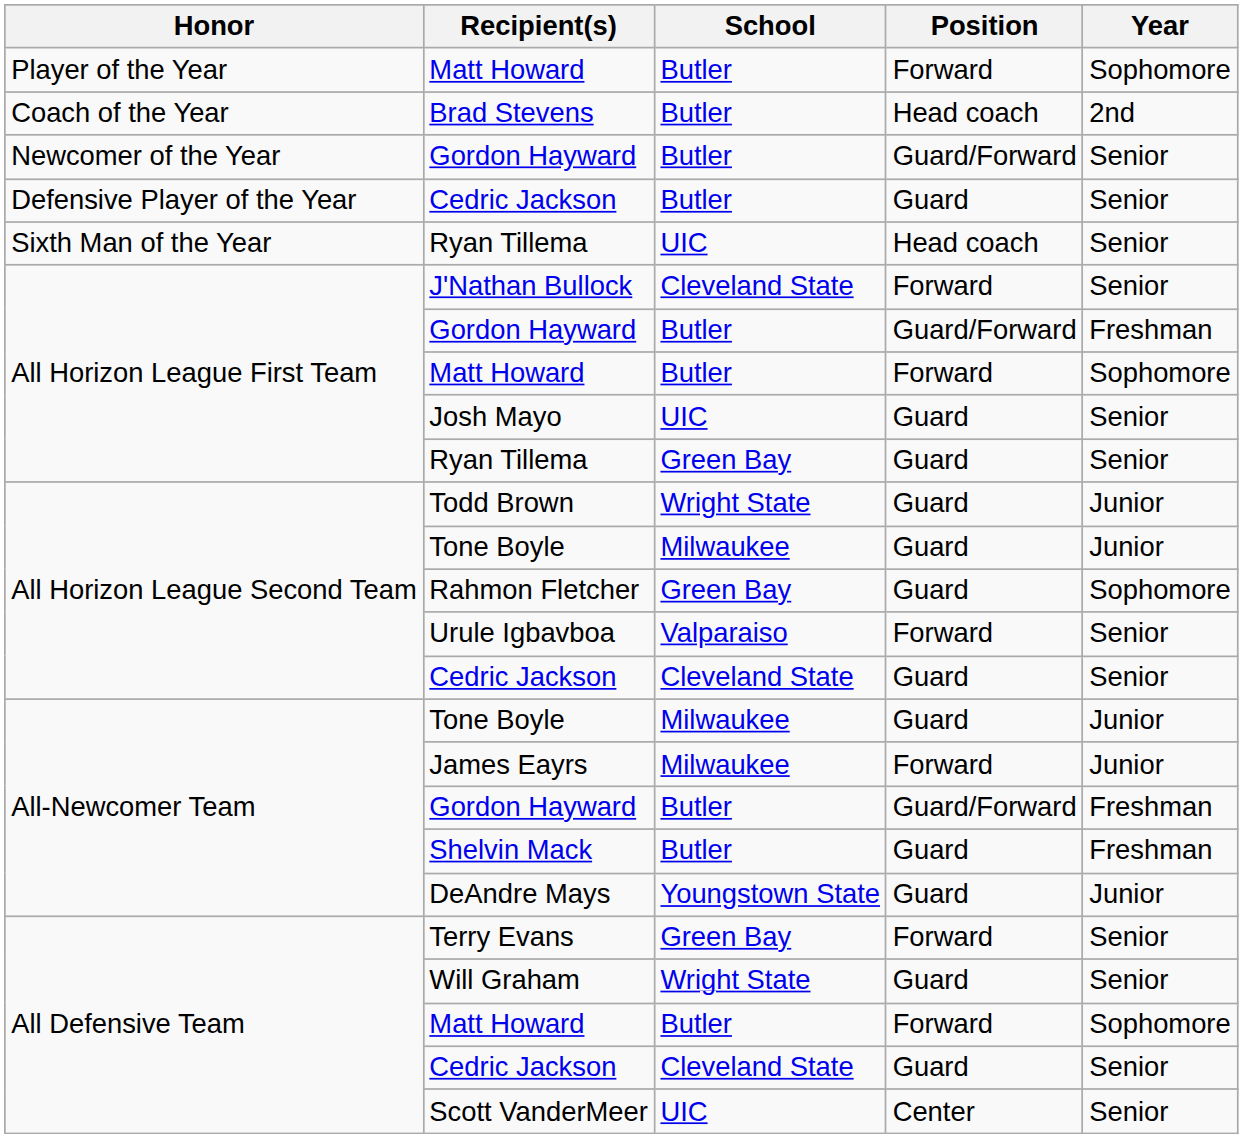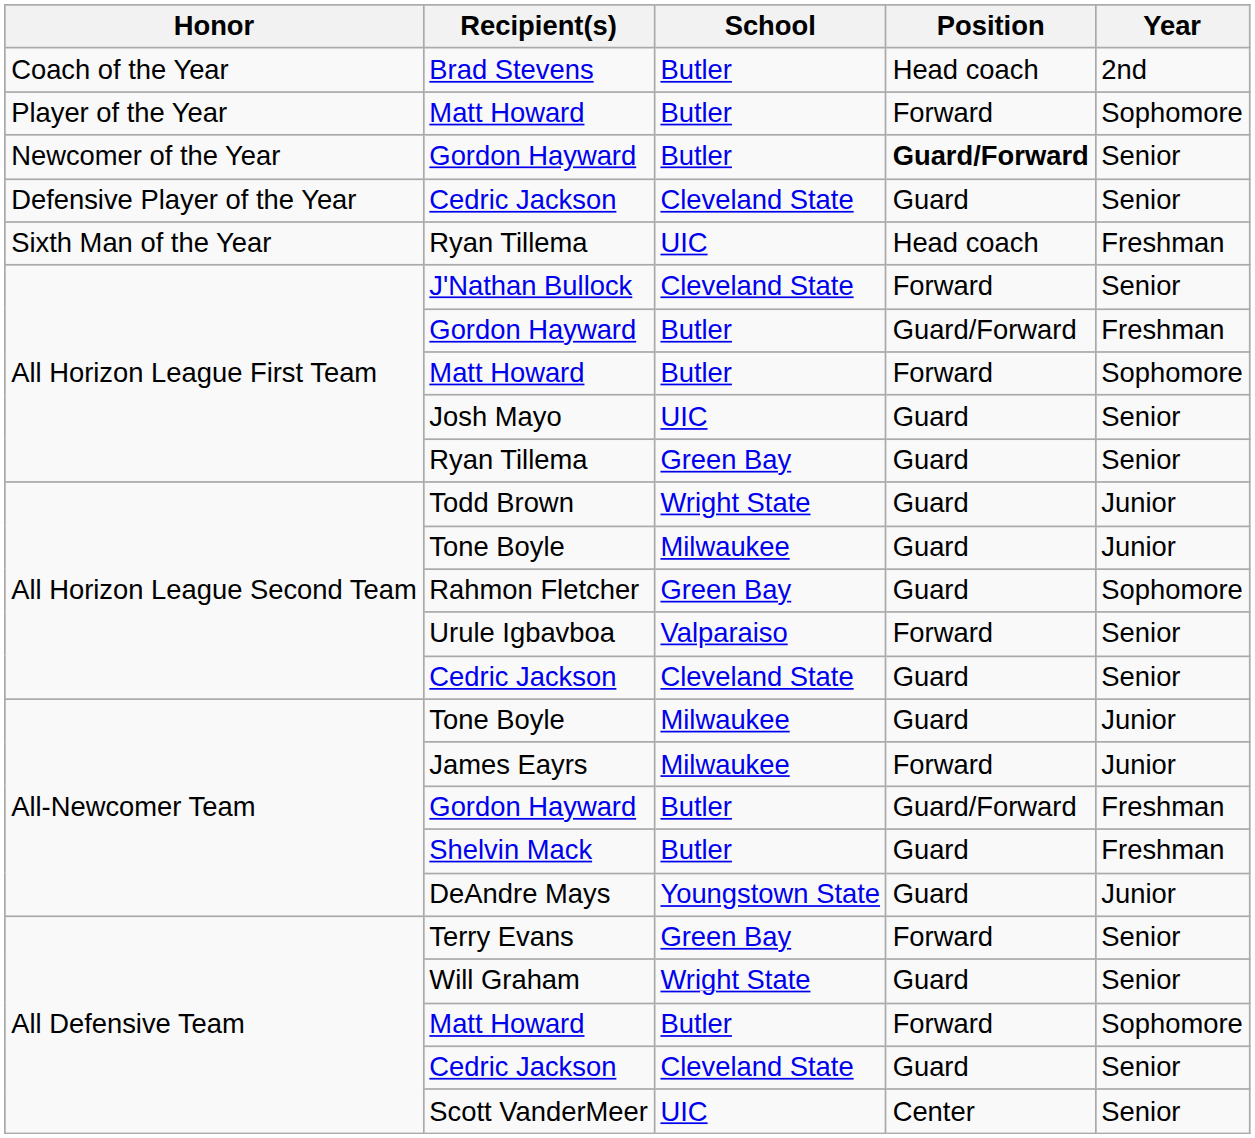rows swapped: (119, 69) <-> (120, 112)
(985, 156) normal -> (991, 156) bold
(696, 199) Butler -> (757, 199) Cleveland State
(1129, 243) Senior -> (1163, 243) Freshman
